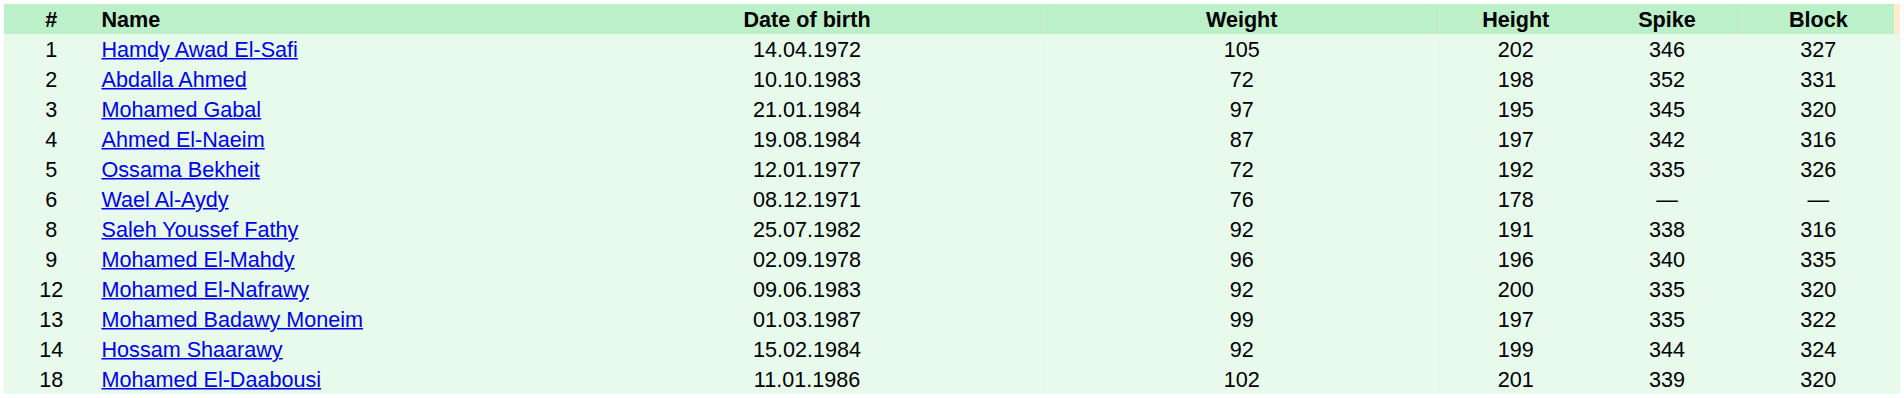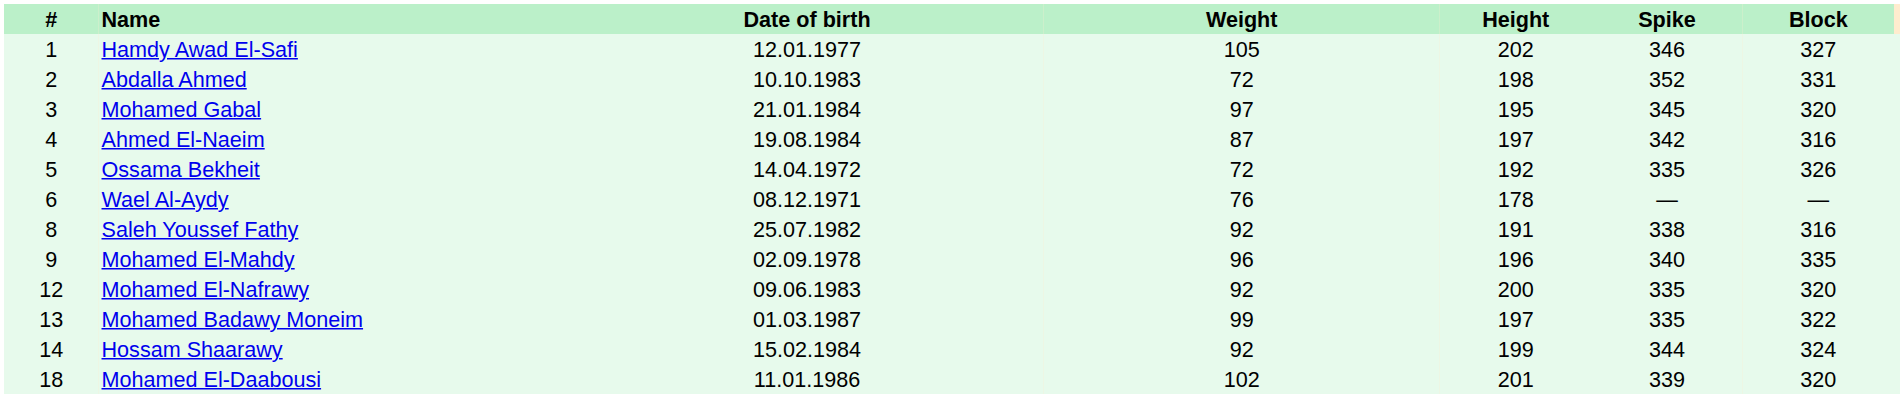(807, 49) 14.04.1972 -> (807, 49) 12.01.1977
(807, 169) 12.01.1977 -> (807, 169) 14.04.1972
